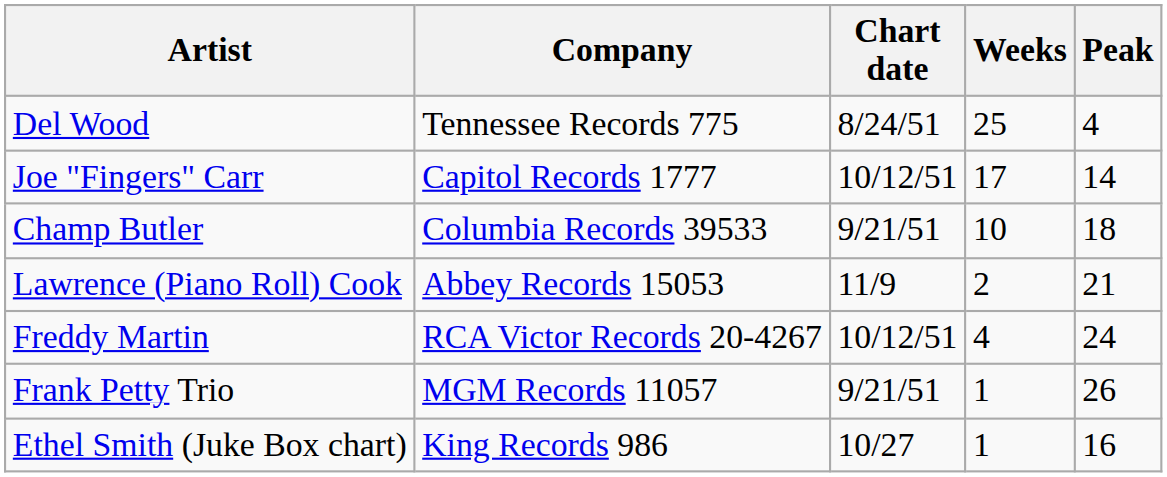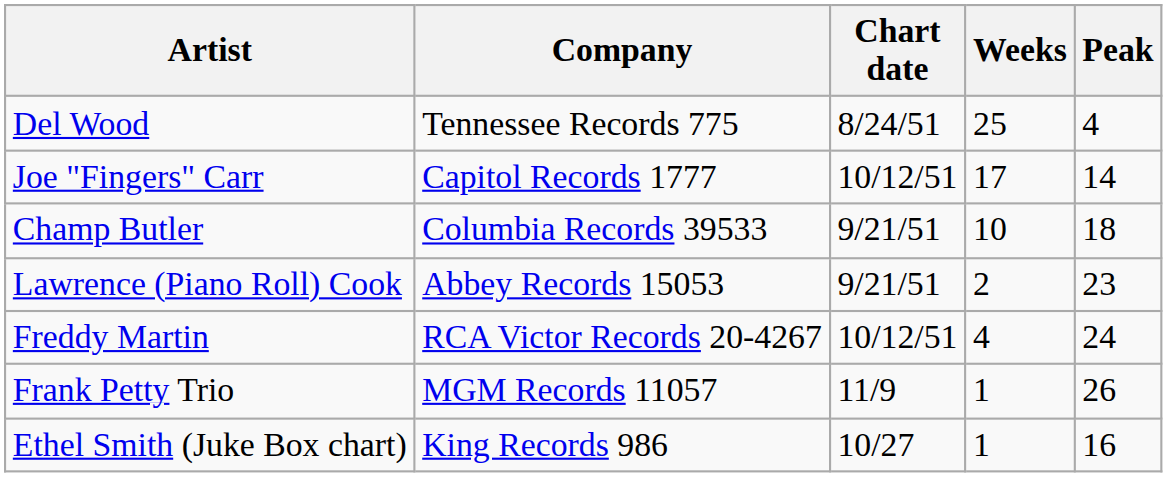(867, 283) 11/9 -> (889, 283) 9/21/51
(1099, 283) 21 -> (1099, 283) 23
(889, 390) 9/21/51 -> (867, 390) 11/9
